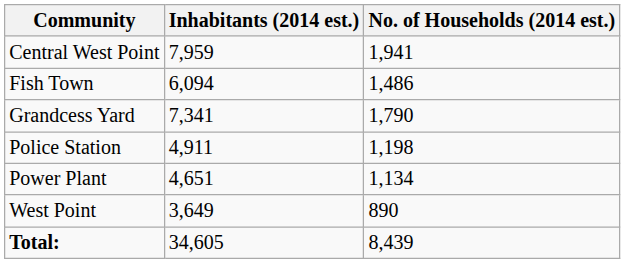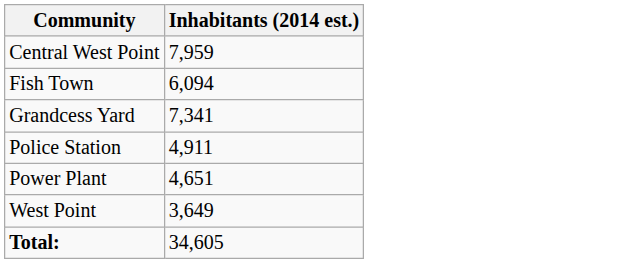- column: (492, 20)
